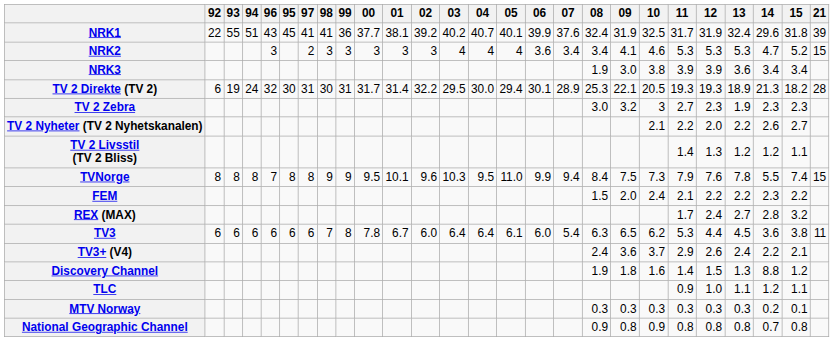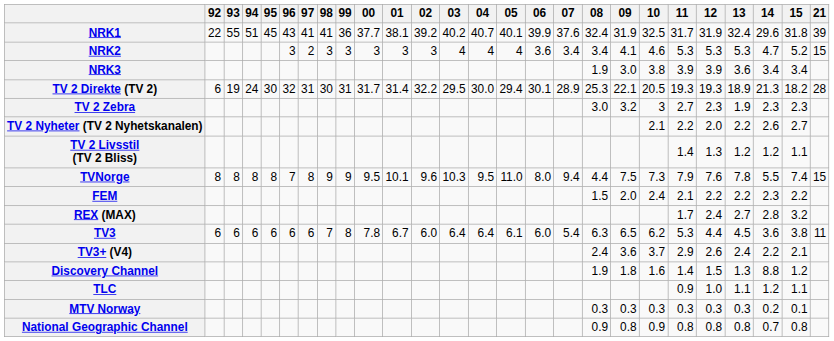columns swapped: (289, 13) <-> (270, 13)
(543, 177) 9.9 -> (543, 177) 8.0
(600, 177) 8.4 -> (600, 177) 4.4
